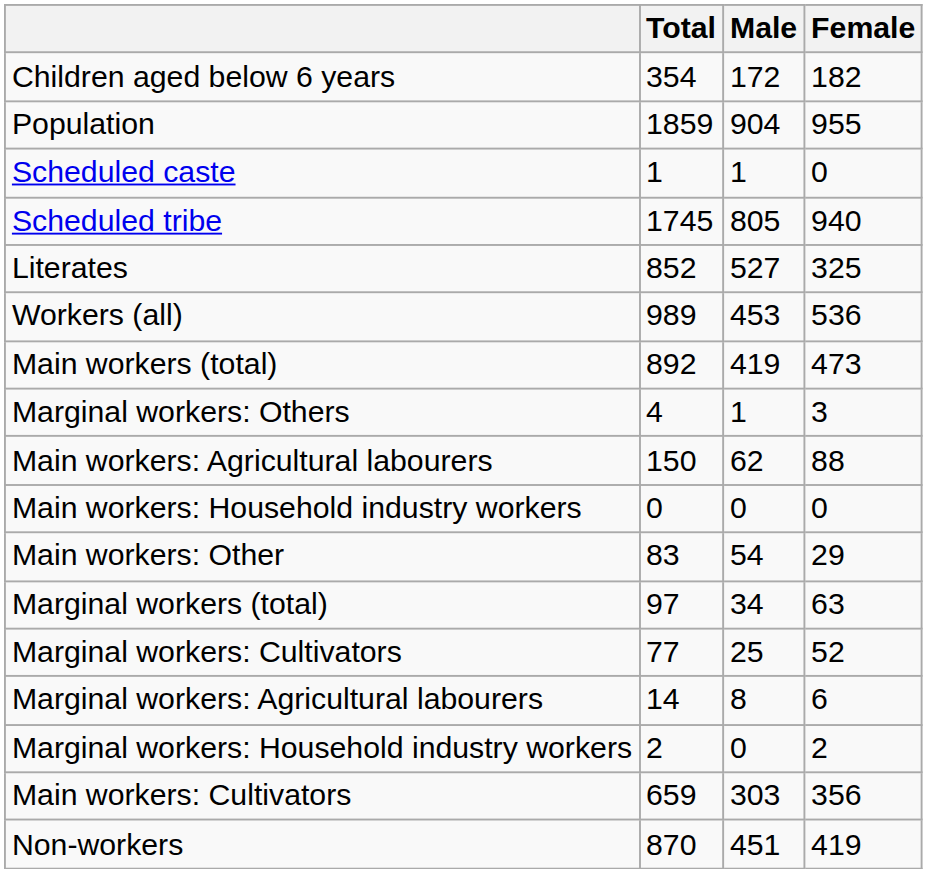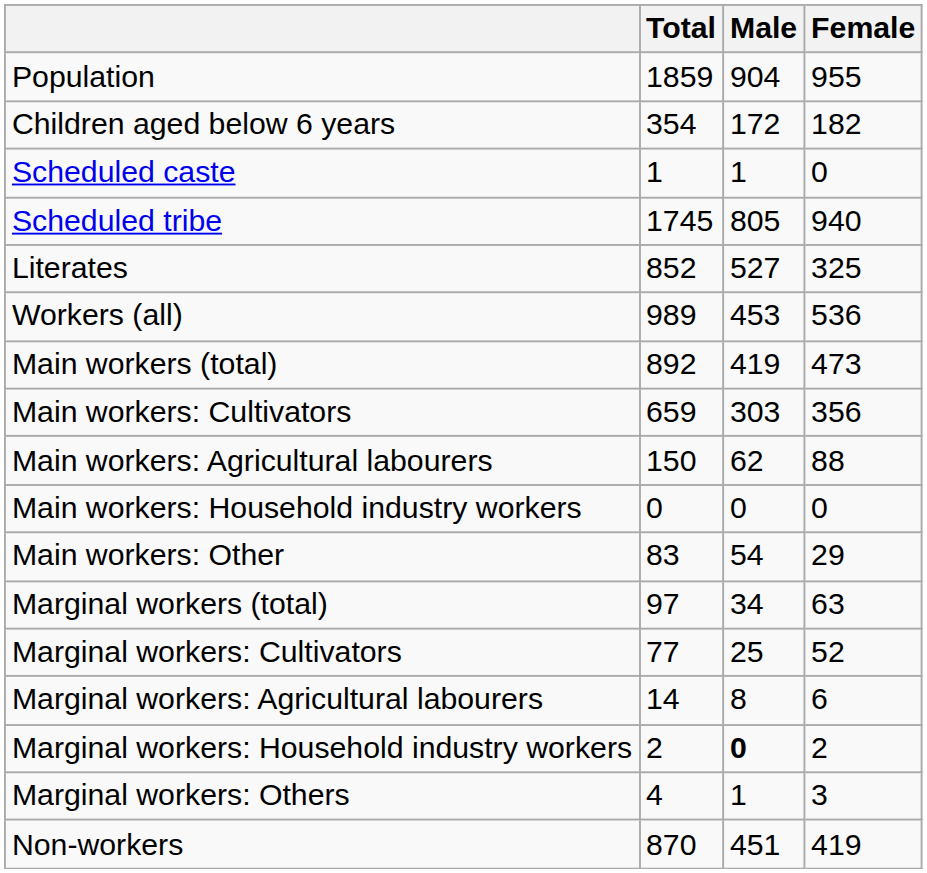rows swapped: (83, 124) <-> (204, 76)
rows swapped: (182, 795) <-> (181, 412)
(738, 747) normal -> (738, 747) bold
